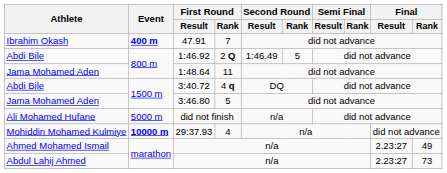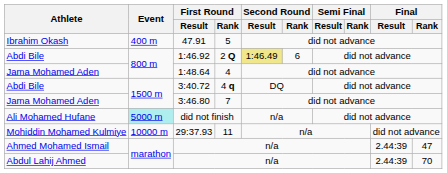(144, 41) bold -> (144, 41) normal
(228, 41) 7 -> (228, 41) 5
(262, 56) no background -> (262, 56) khaki background
(297, 56) 5 -> (297, 56) 6
(228, 71) 11 -> (228, 71) 4
(228, 101) 5 -> (228, 101) 7
(147, 116) no background -> (147, 116) paleturquoise background
(150, 132) bold -> (149, 132) normal
(228, 132) 4 -> (228, 132) 11
(391, 147) 2.23:27 -> (391, 147) 2.44:39
(427, 147) 49 -> (427, 147) 47
(391, 162) 2.23:27 -> (391, 162) 2.44:39
(427, 162) 73 -> (427, 162) 70
